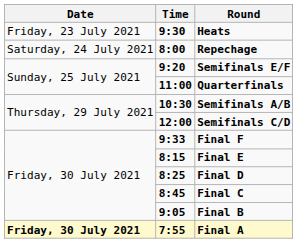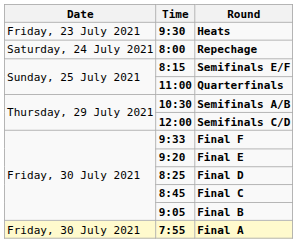(172, 67) 9:20 -> (172, 67) 8:15
(172, 158) 8:15 -> (172, 158) 9:20
(74, 230) bold -> (74, 230) normal
